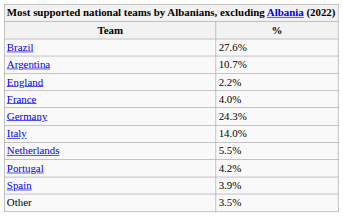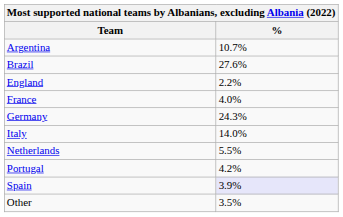rows swapped: (29, 64) <-> (20, 47)
(230, 185) no background -> (230, 185) lavender background
